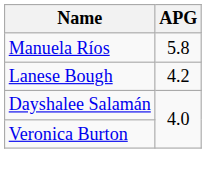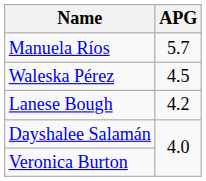(178, 47) 5.8 -> (178, 47) 5.7
+ row: (61, 76)
